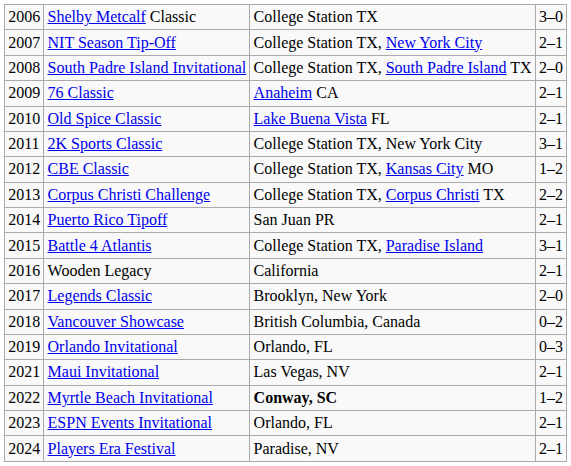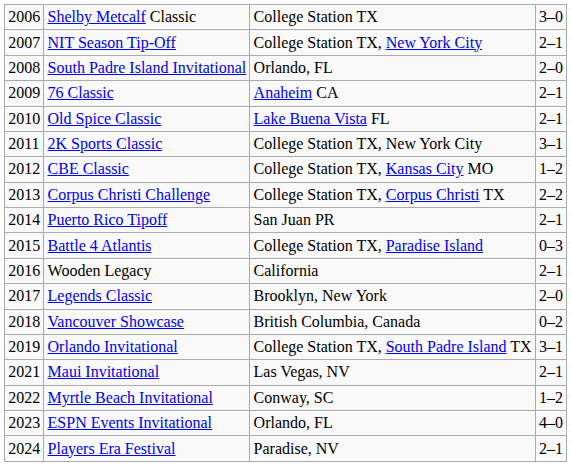(393, 67) College Station TX, South Padre Island TX -> (293, 67) Orlando, FL
(551, 245) 3–1 -> (551, 245) 0–3
(293, 347) Orlando, FL -> (393, 347) College Station TX, South Padre Island TX
(551, 347) 0–3 -> (551, 347) 3–1
(295, 397) bold -> (294, 397) normal
(551, 423) 2–1 -> (551, 423) 4–0
